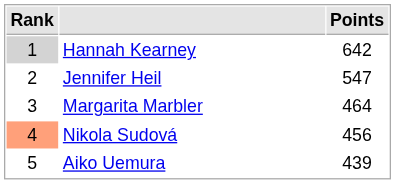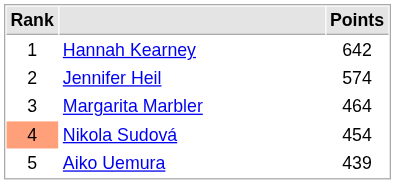(32, 50) lightgrey background -> (32, 50) no background
(357, 78) 547 -> (357, 78) 574
(357, 135) 456 -> (357, 135) 454
